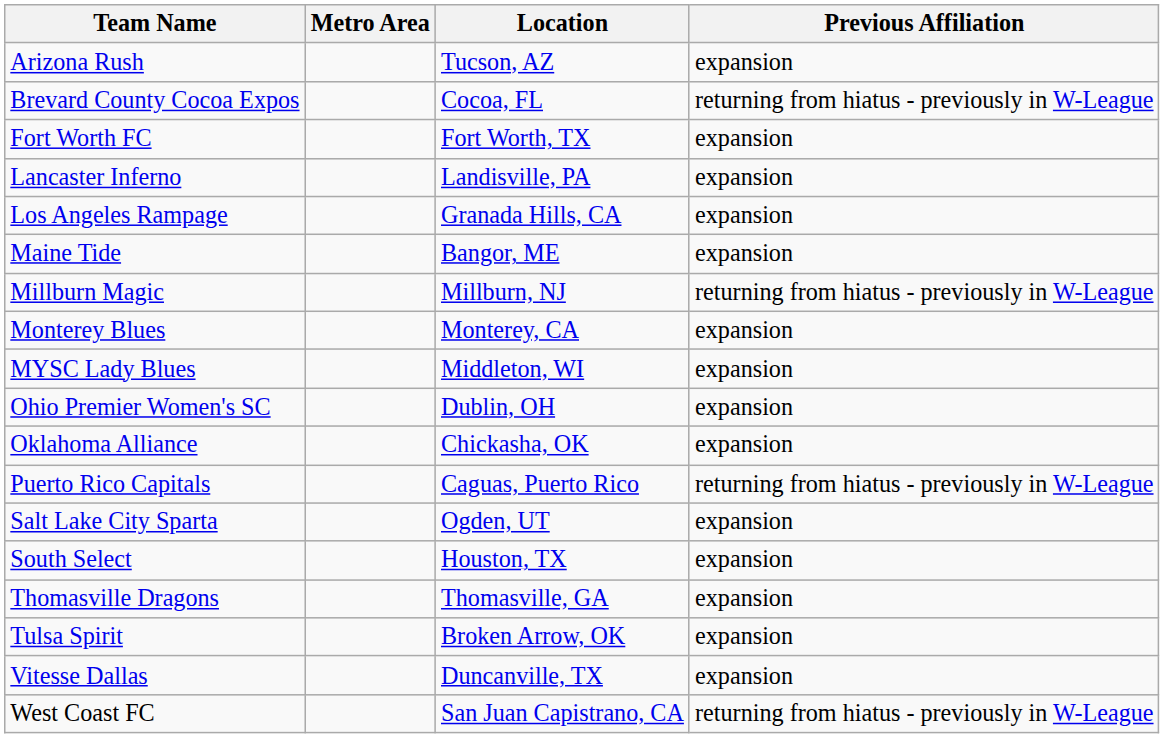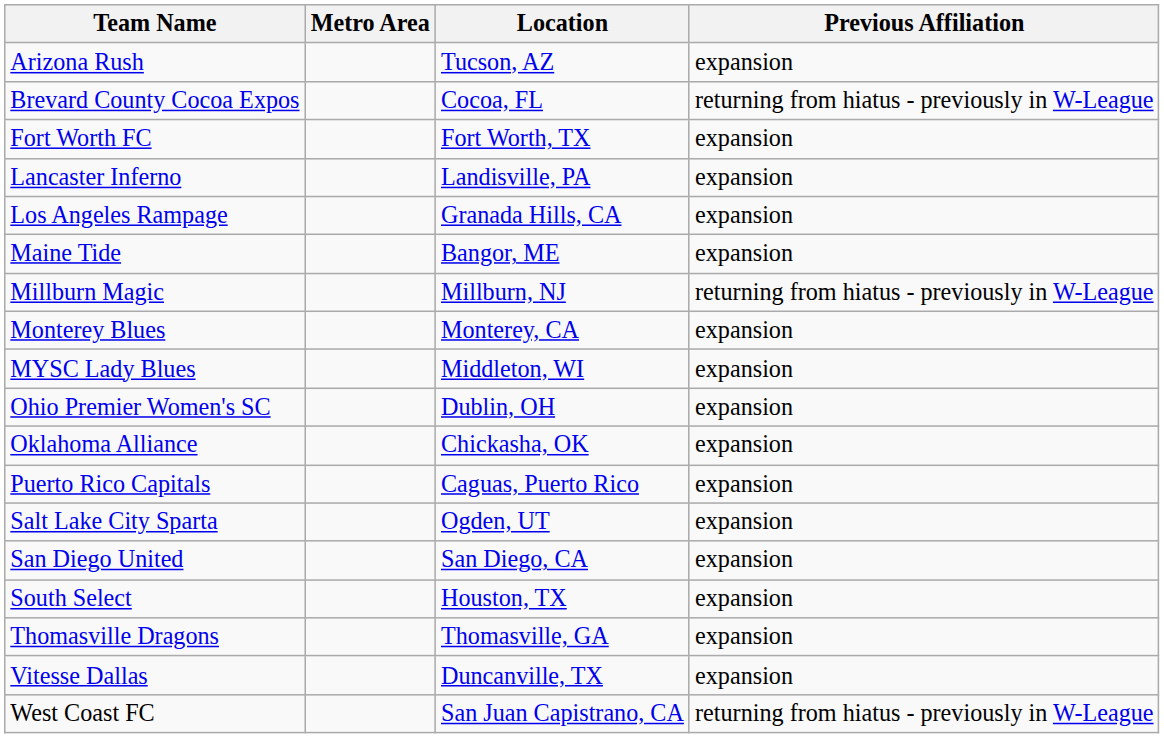(924, 483) returning from hiatus - previously in W-League -> (744, 483) expansion
+ row: (97, 560)
- row: (67, 636)
